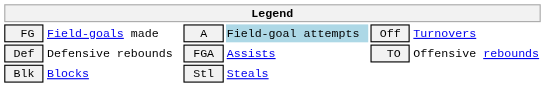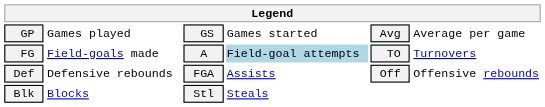+ row: (24, 33)
(390, 33) Off -> (387, 54) TO
(387, 54) TO -> (390, 74) Off
